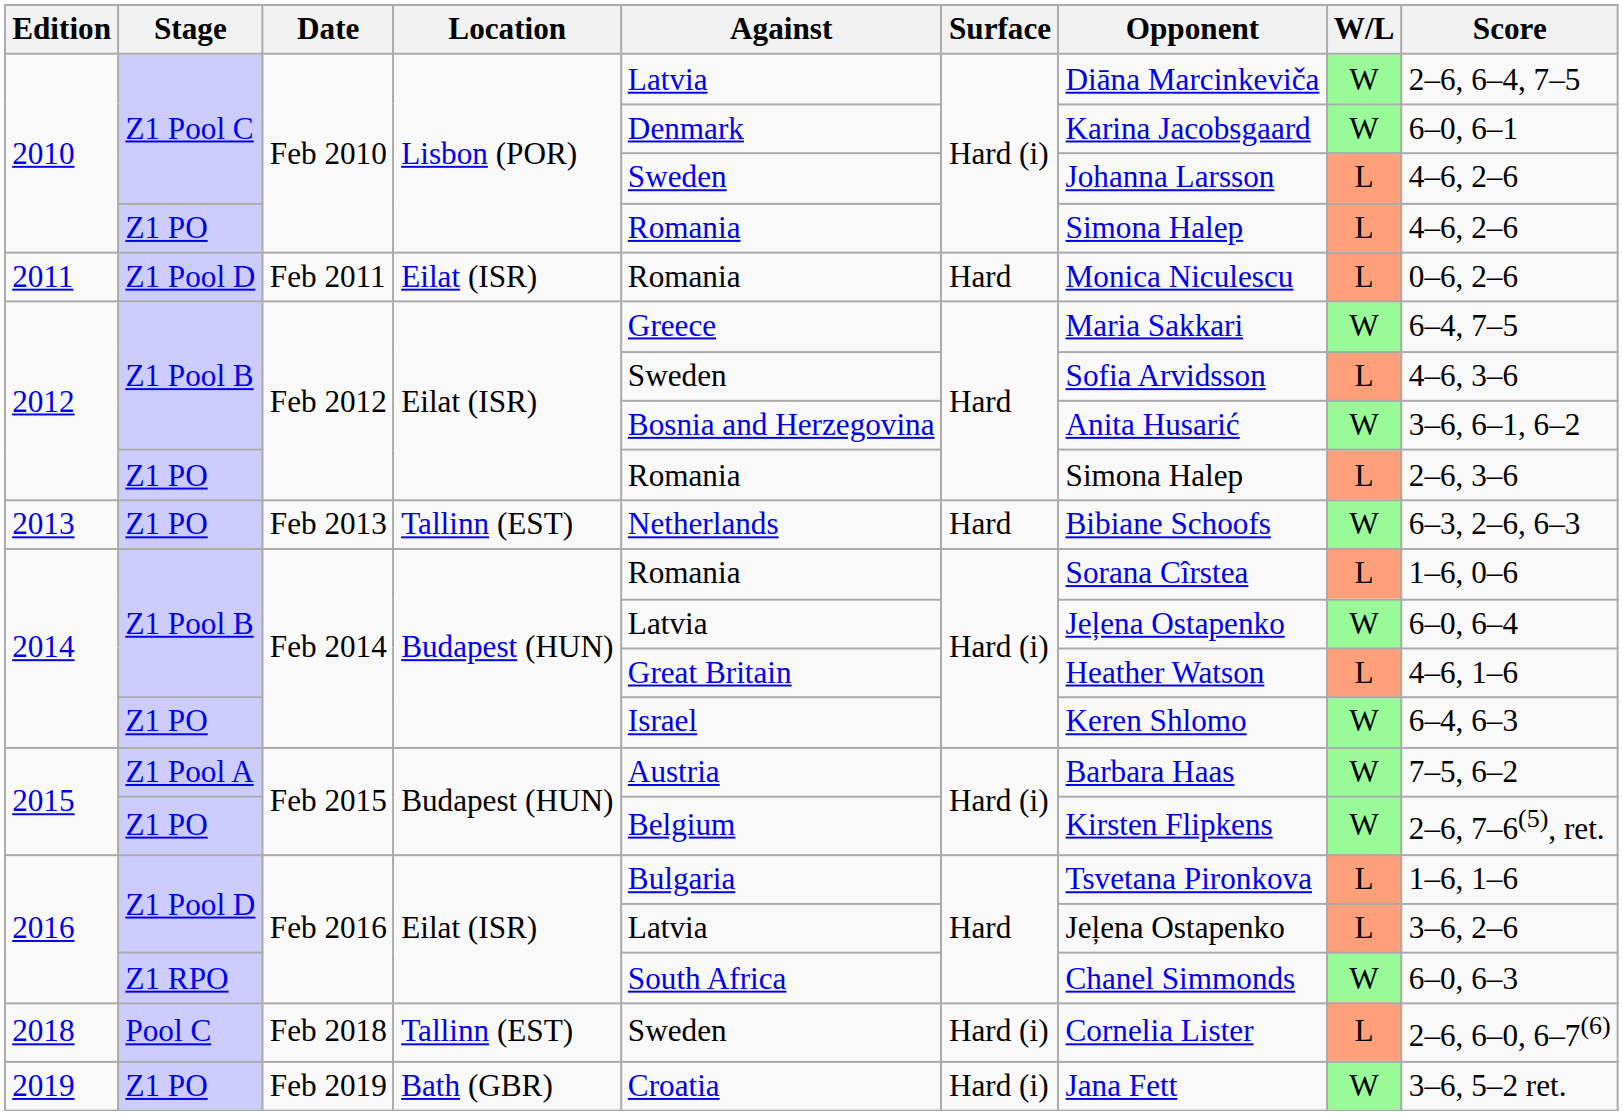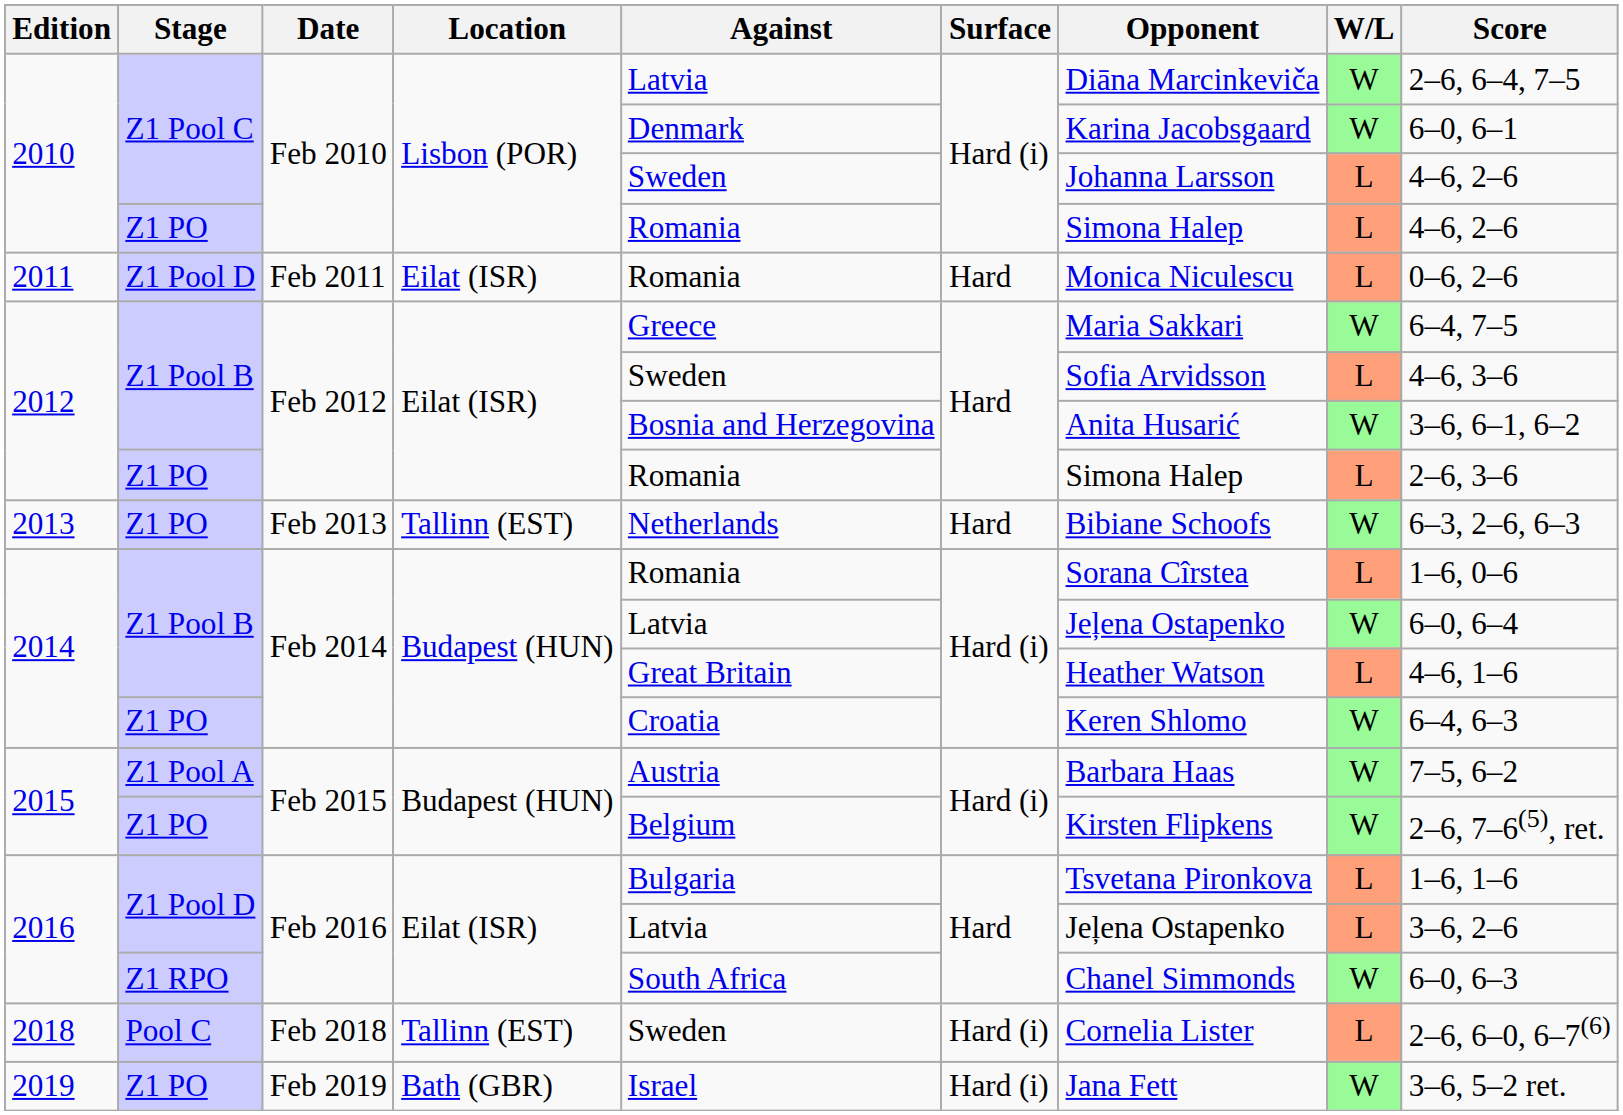(662, 721) Israel -> (674, 721) Croatia
(674, 1085) Croatia -> (662, 1085) Israel
